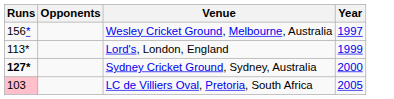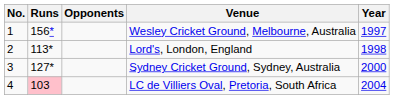+ column: (16, 13)
(350, 49) 1999 -> (374, 49) 1998
(19, 67) bold -> (42, 67) normal
(350, 85) 2005 -> (374, 85) 2004
